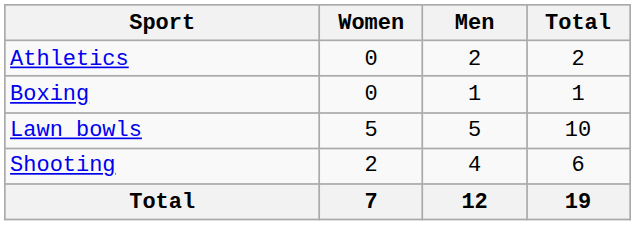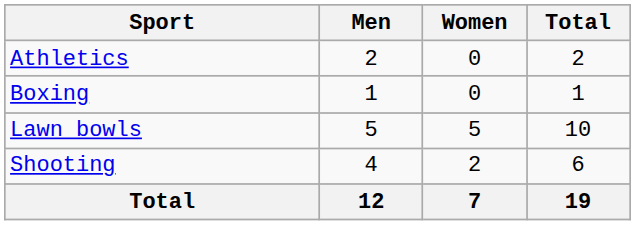columns swapped: (475, 23) <-> (371, 23)
